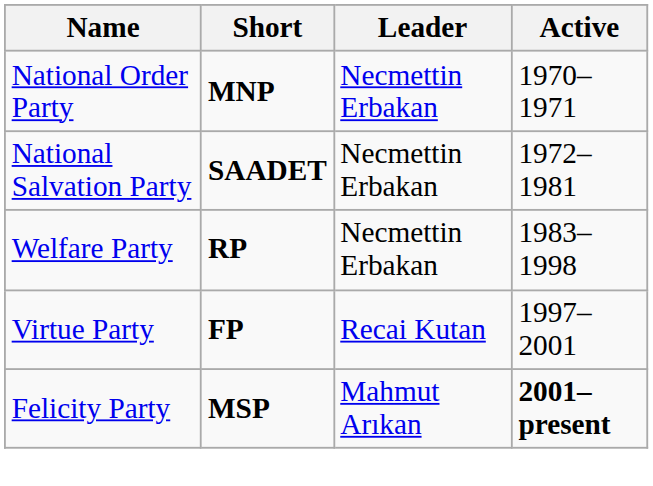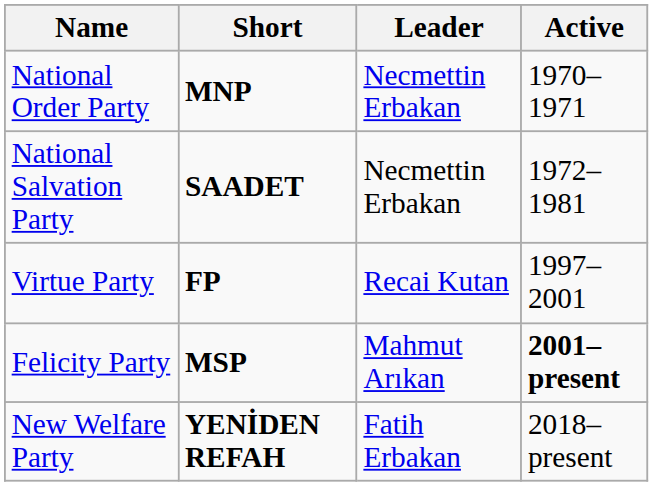- row: (92, 249)
+ row: (89, 441)
